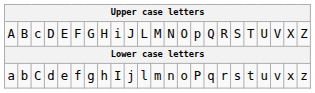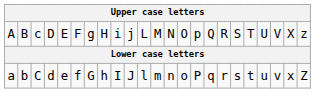(91, 34) G -> (91, 34) g
(131, 34) J -> (131, 34) j
(304, 34) Z -> (304, 34) z
(91, 76) g -> (91, 76) G
(131, 76) j -> (131, 76) J
(304, 76) z -> (304, 76) Z
